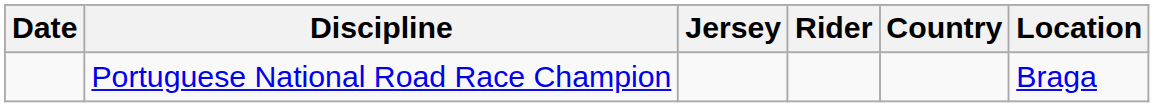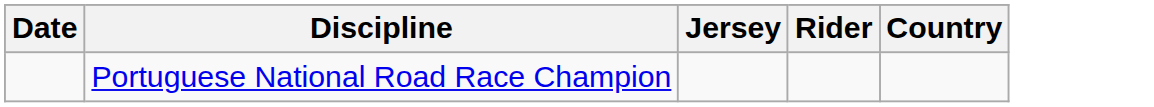- column: (1079, 28)
